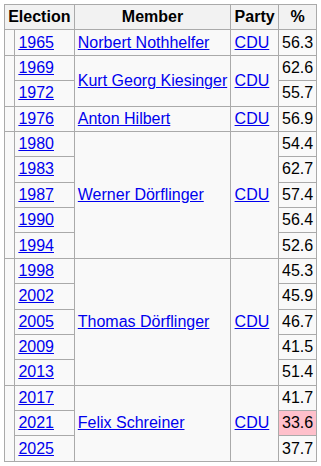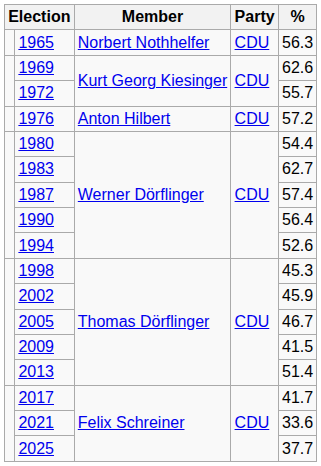(298, 118) 56.9 -> (298, 118) 57.2
(298, 423) pink background -> (298, 423) no background
